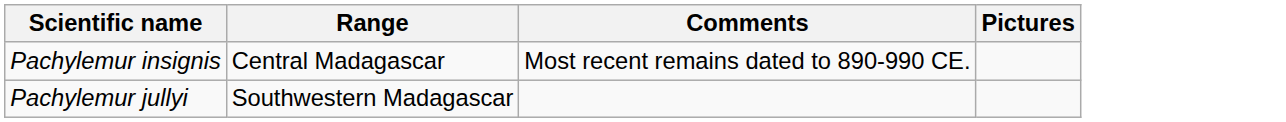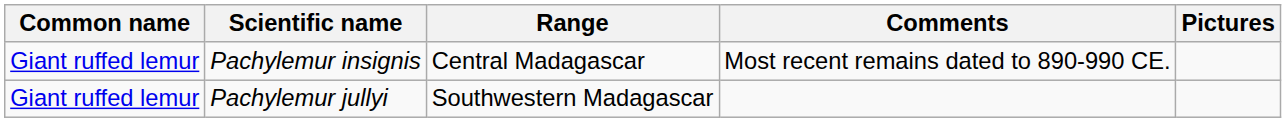+ column: (105, 23)
